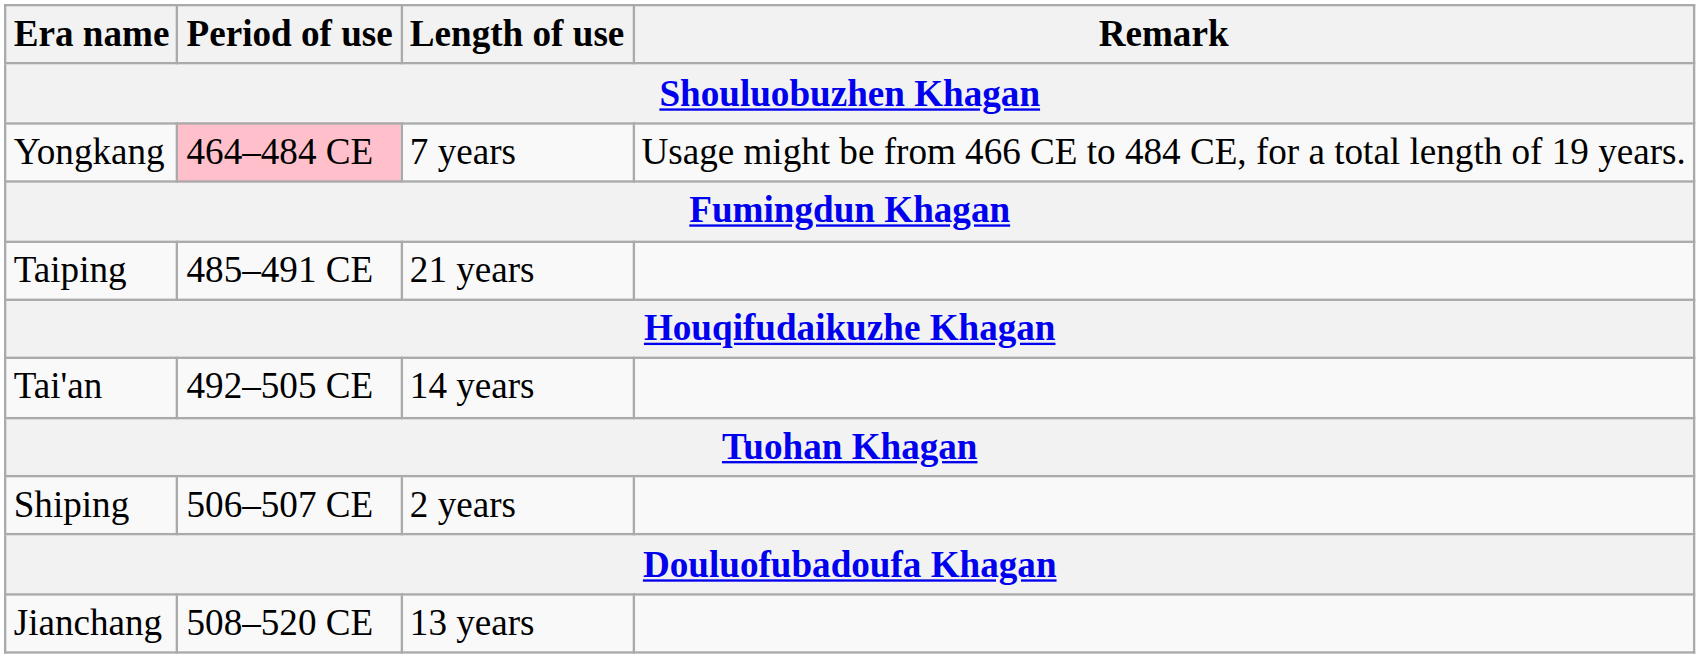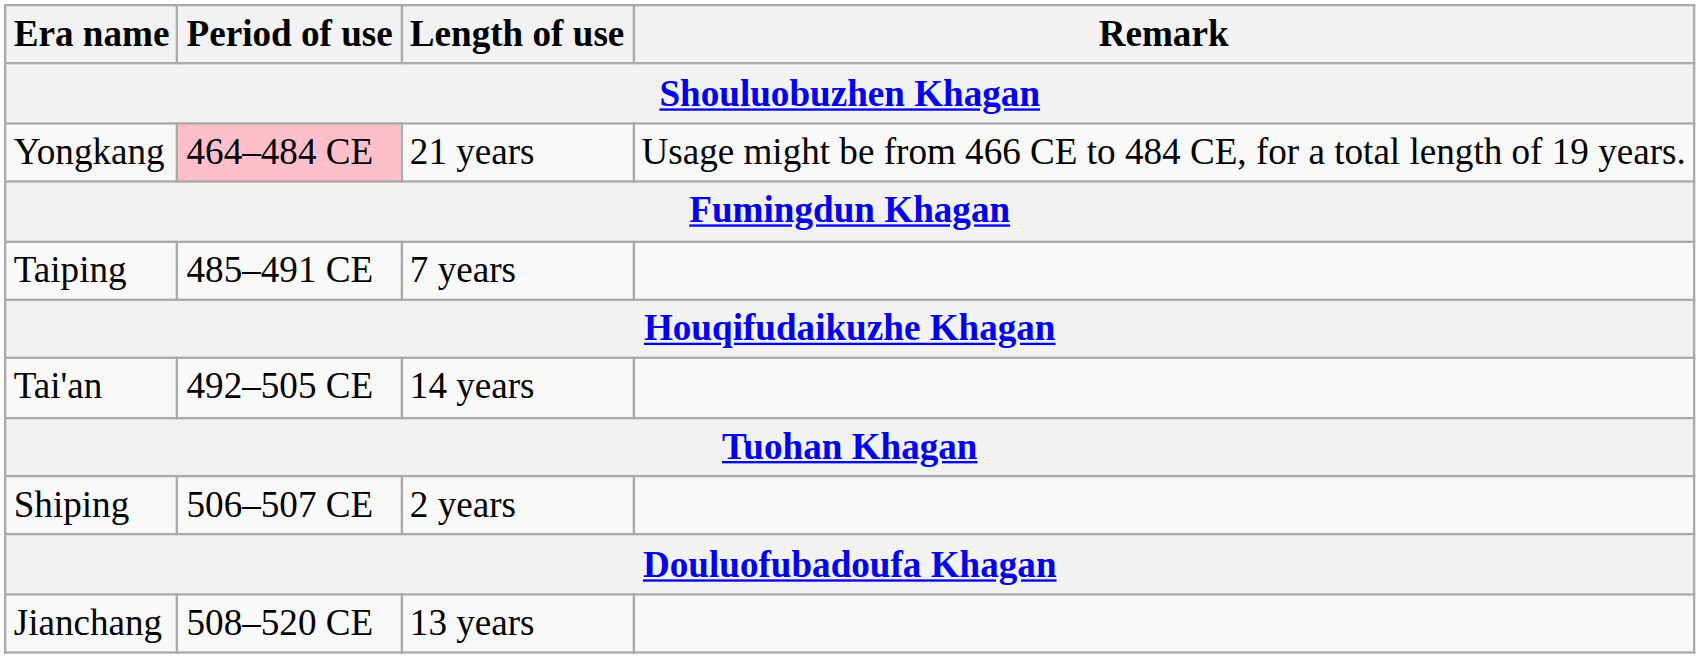(463, 151) 7 years -> (472, 151) 21 years
(472, 269) 21 years -> (463, 269) 7 years
